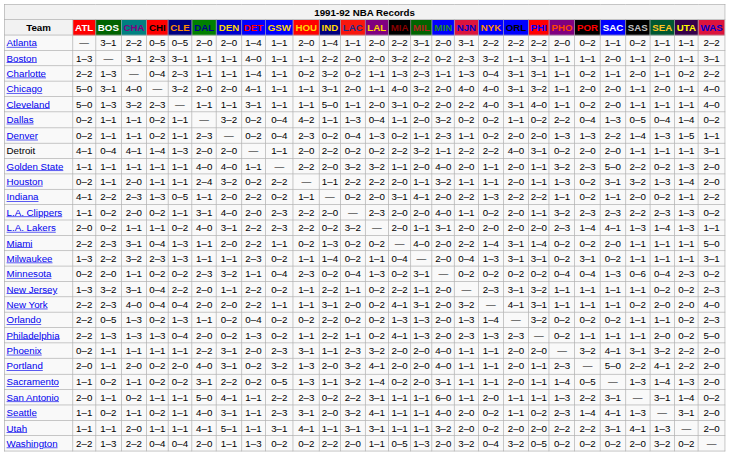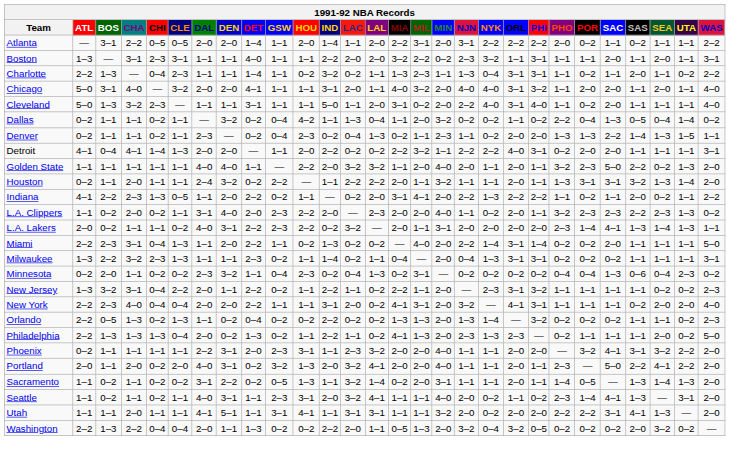(588, 182) 0–2 -> (588, 182) 3–1
(588, 259) 3–1 -> (588, 259) 0–2
- row: (33, 397)
